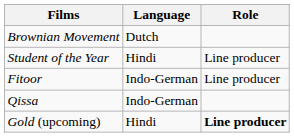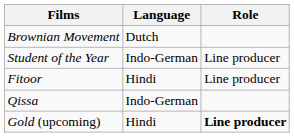(141, 57) Hindi -> (162, 57) Indo-German
(162, 79) Indo-German -> (141, 79) Hindi
